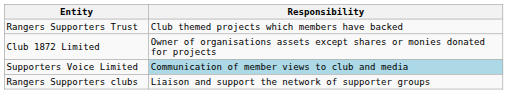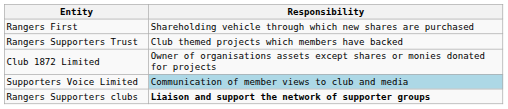+ row: (42, 27)
(291, 82) normal -> (291, 96) bold
